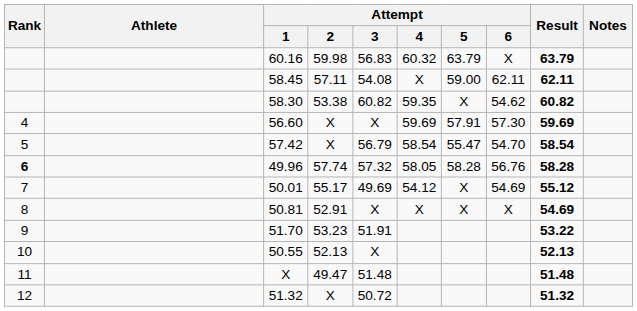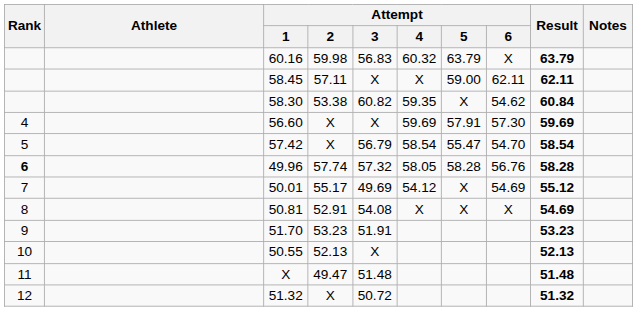(375, 79) 54.08 -> (375, 79) X
(557, 101) 60.82 -> (557, 101) 60.84
(375, 209) X -> (375, 209) 54.08
(557, 230) 53.22 -> (557, 230) 53.23
